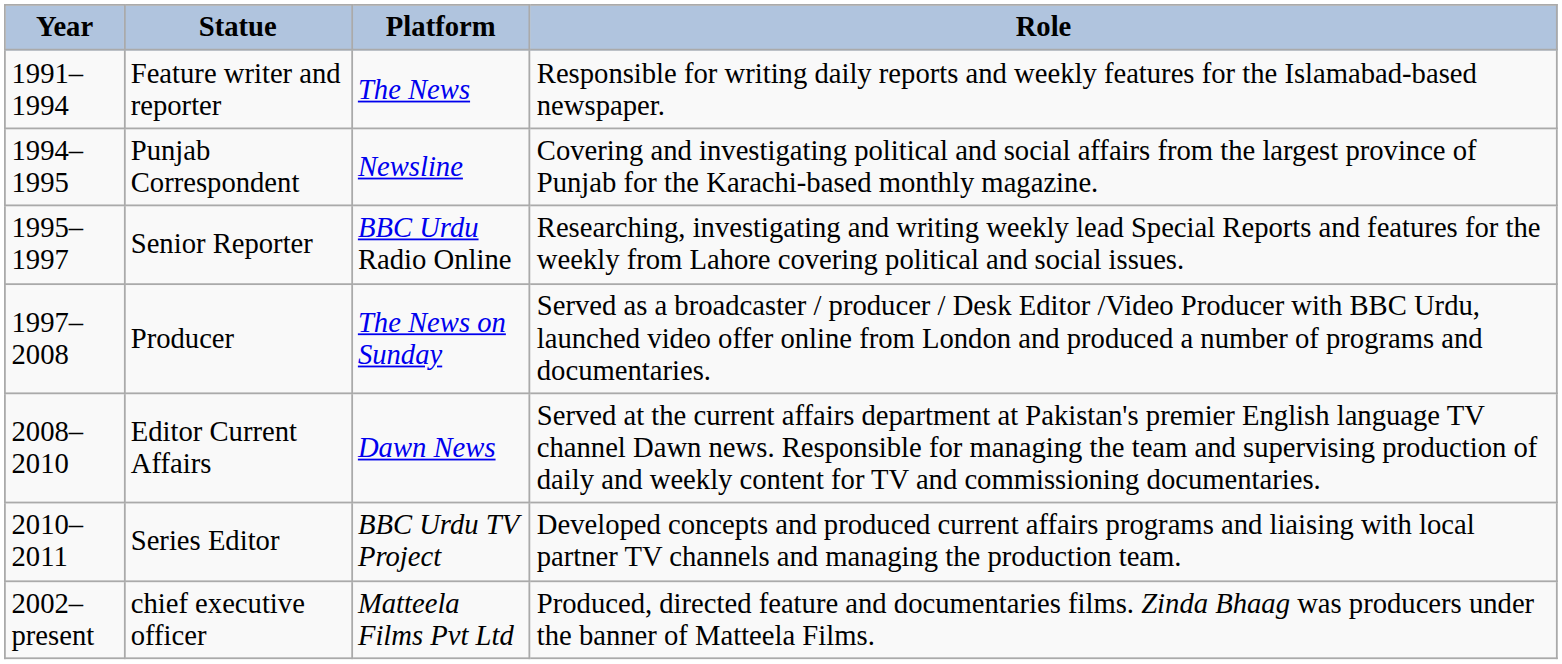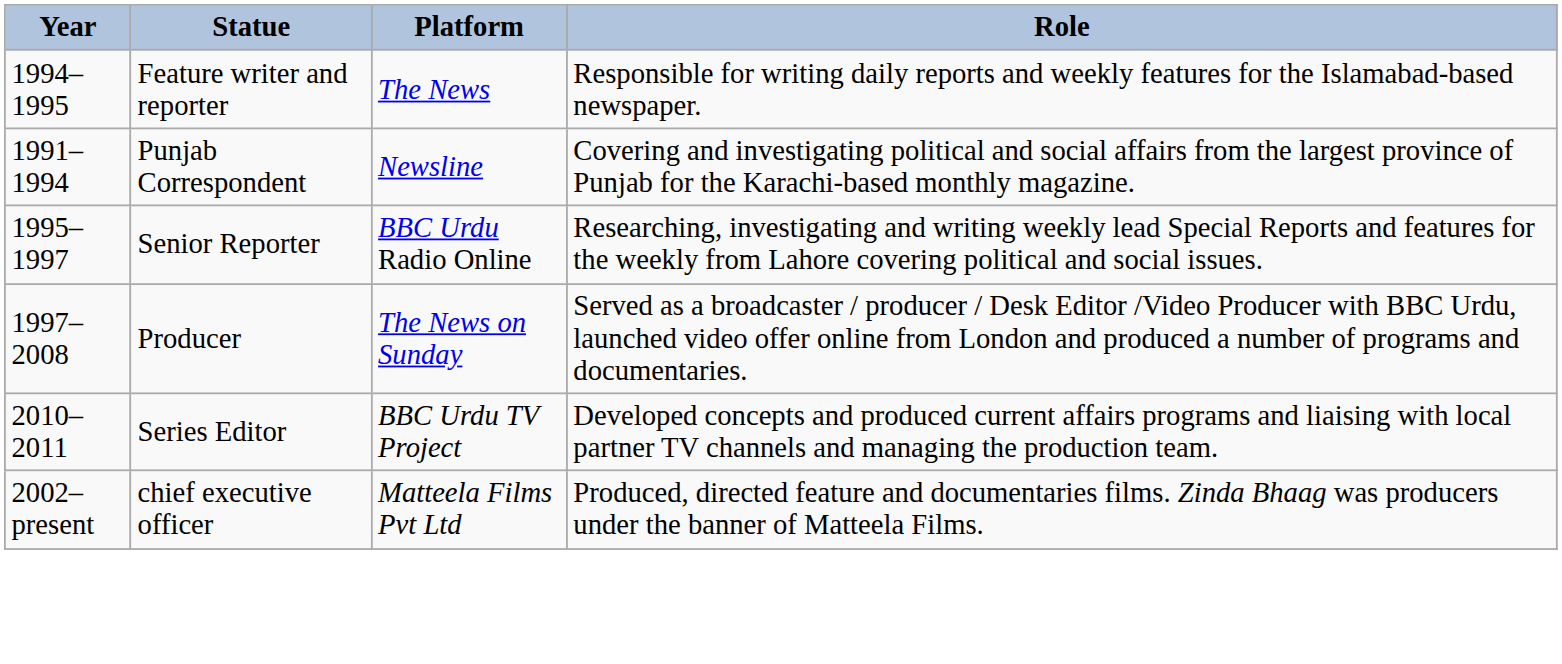(47, 88) 1991–1994 -> (47, 88) 1994–1995
(47, 166) 1994–1995 -> (47, 166) 1991–1994
- row: (214, 447)
